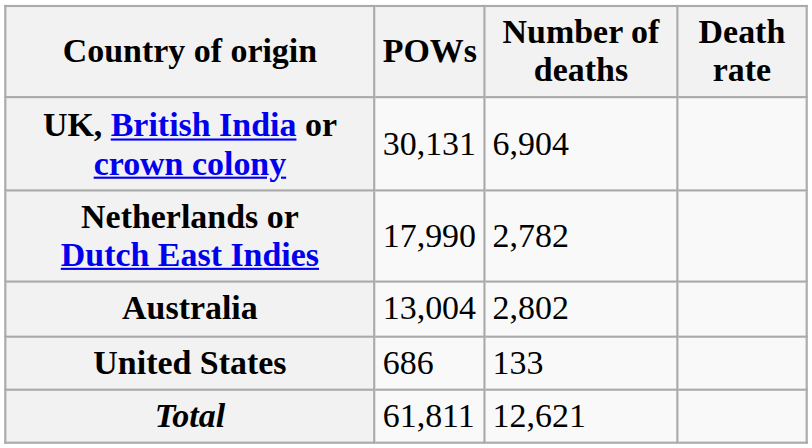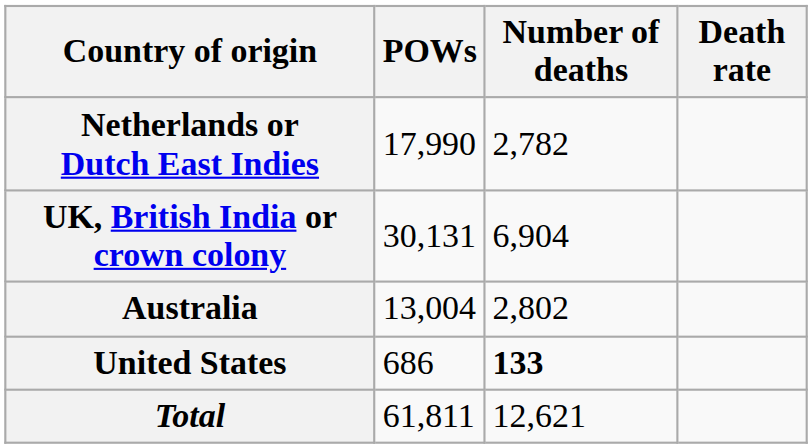rows swapped: (190, 143) <-> (190, 235)
(518, 361) normal -> (518, 361) bold
